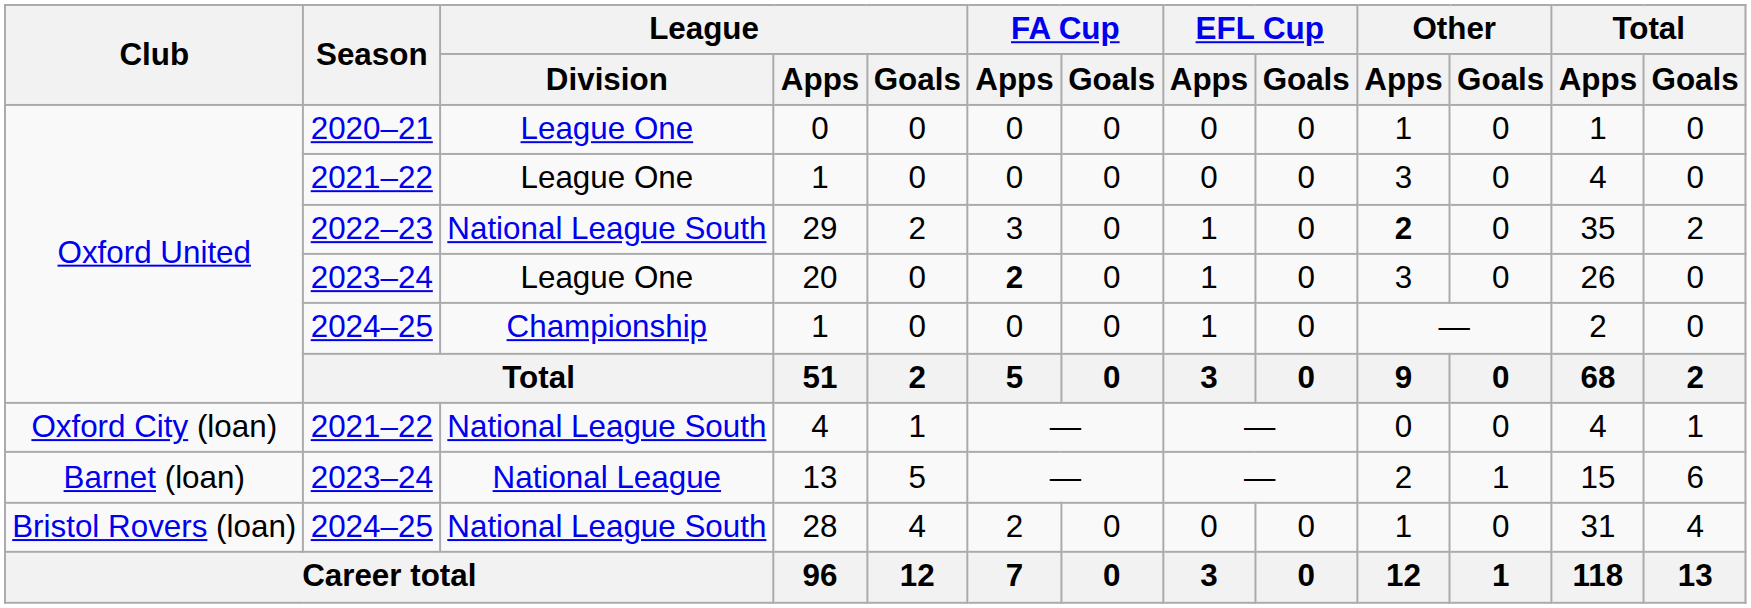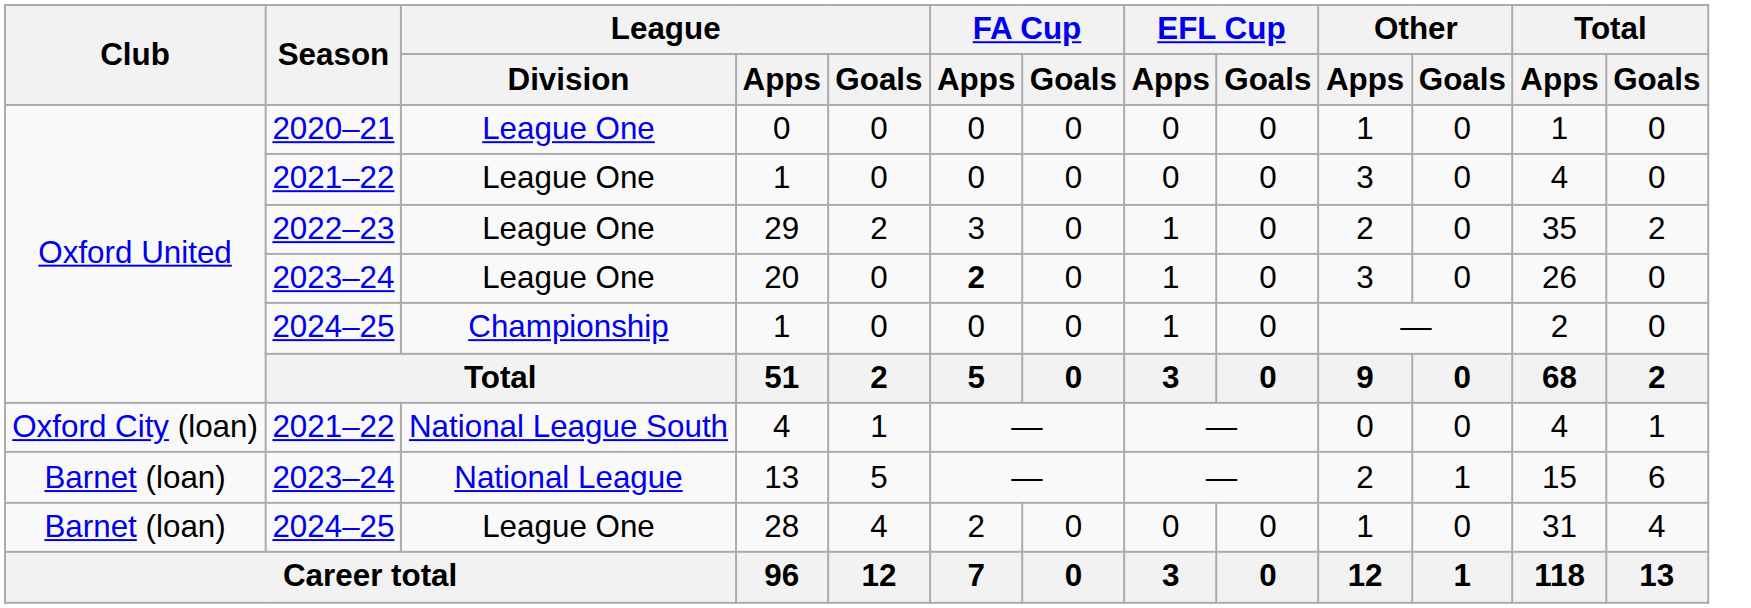(607, 228) National League South -> (568, 228) League One
(1403, 228) bold -> (1365, 228) normal
(154, 526) Bristol Rovers (loan) -> (135, 526) Barnet (loan)
(607, 526) National League South -> (568, 526) League One
